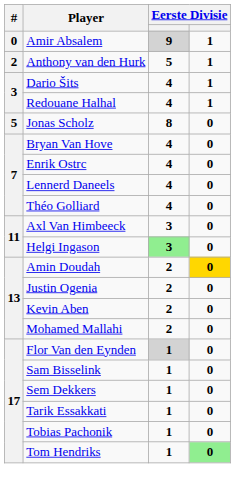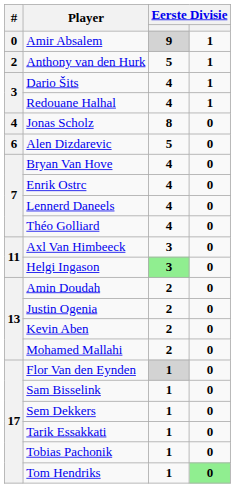(14, 123) 5 -> (14, 123) 4
+ row: (69, 144)
(210, 267) gold background -> (210, 287) no background
